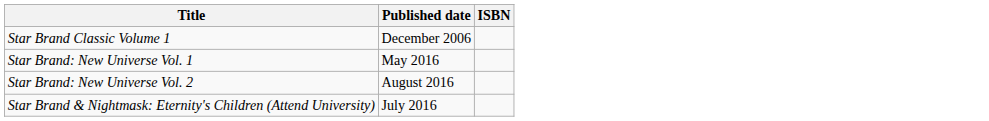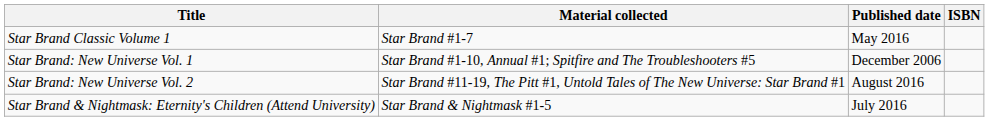+ column: (613, 15)
(426, 37) December 2006 -> (880, 37) May 2016
(410, 60) May 2016 -> (896, 60) December 2006
